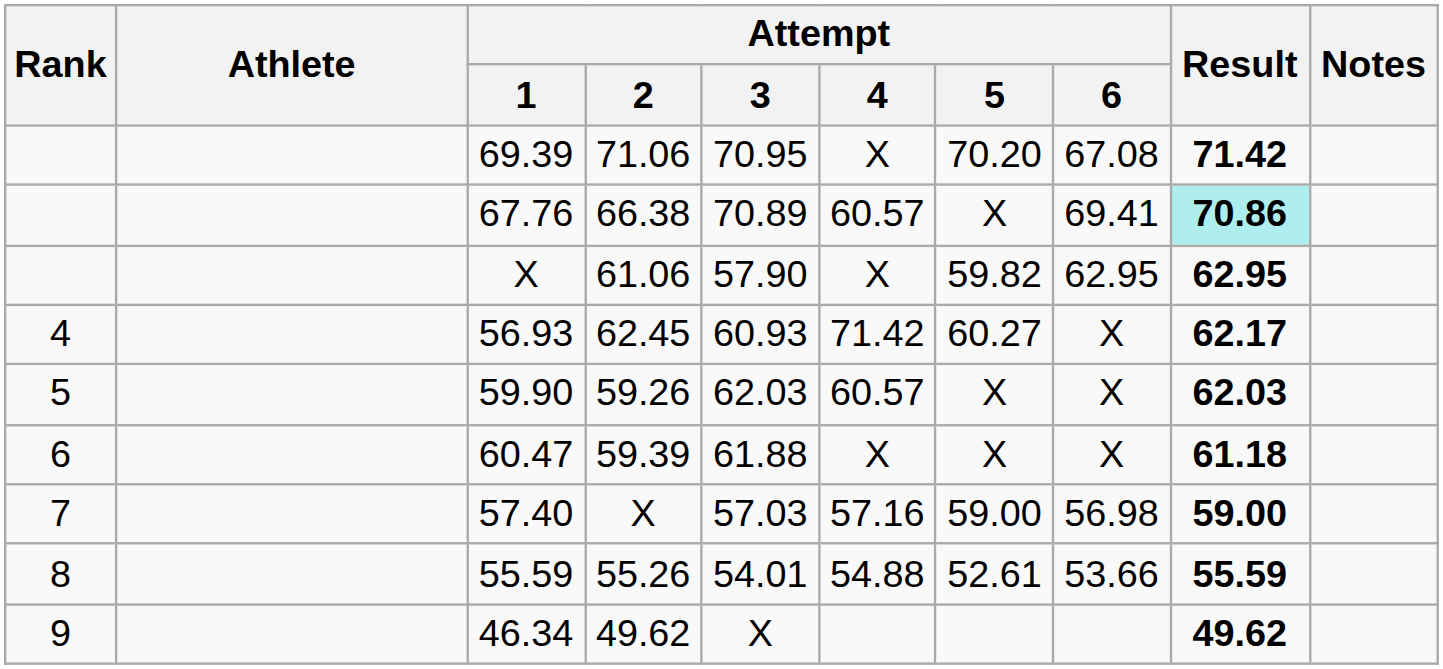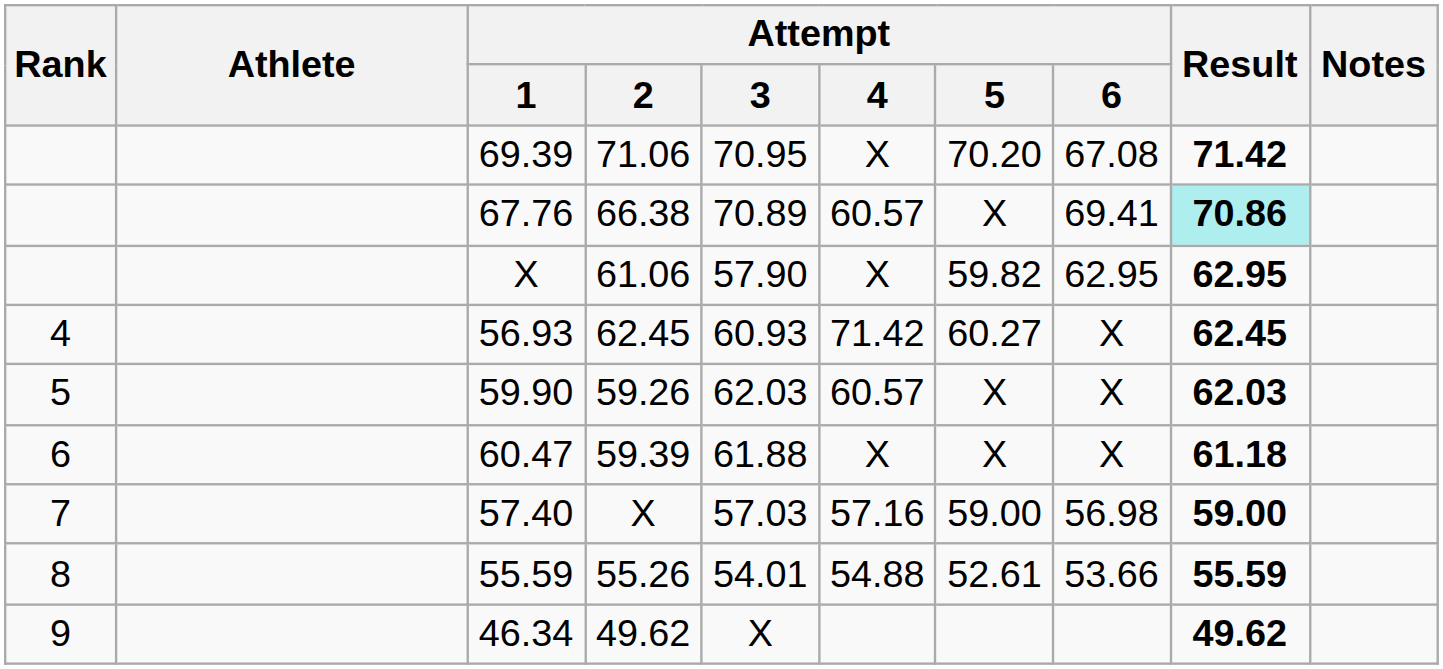(1240, 333) 62.17 -> (1240, 333) 62.45
